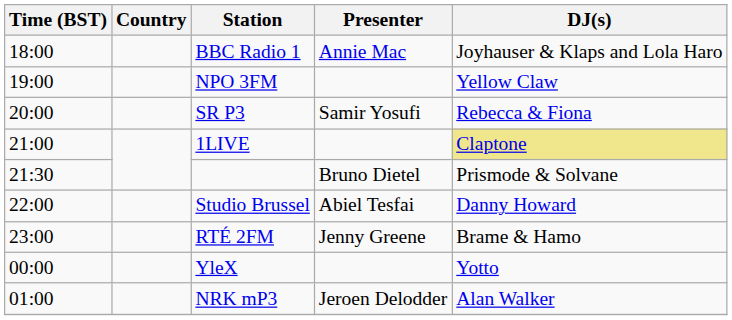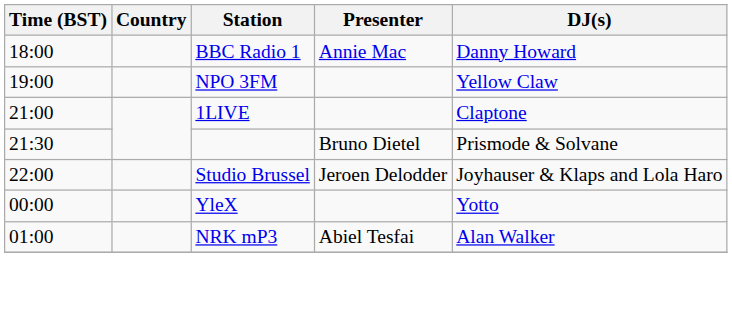(589, 50) Joyhauser & Klaps and Lola Haro -> (516, 50) Danny Howard
- row: (31, 112)
(492, 143) khaki background -> (492, 112) no background
(366, 205) Abiel Tesfai -> (383, 174) Jeroen Delodder
(516, 205) Danny Howard -> (589, 174) Joyhauser & Klaps and Lola Haro
- row: (31, 236)
(383, 298) Jeroen Delodder -> (366, 236) Abiel Tesfai
